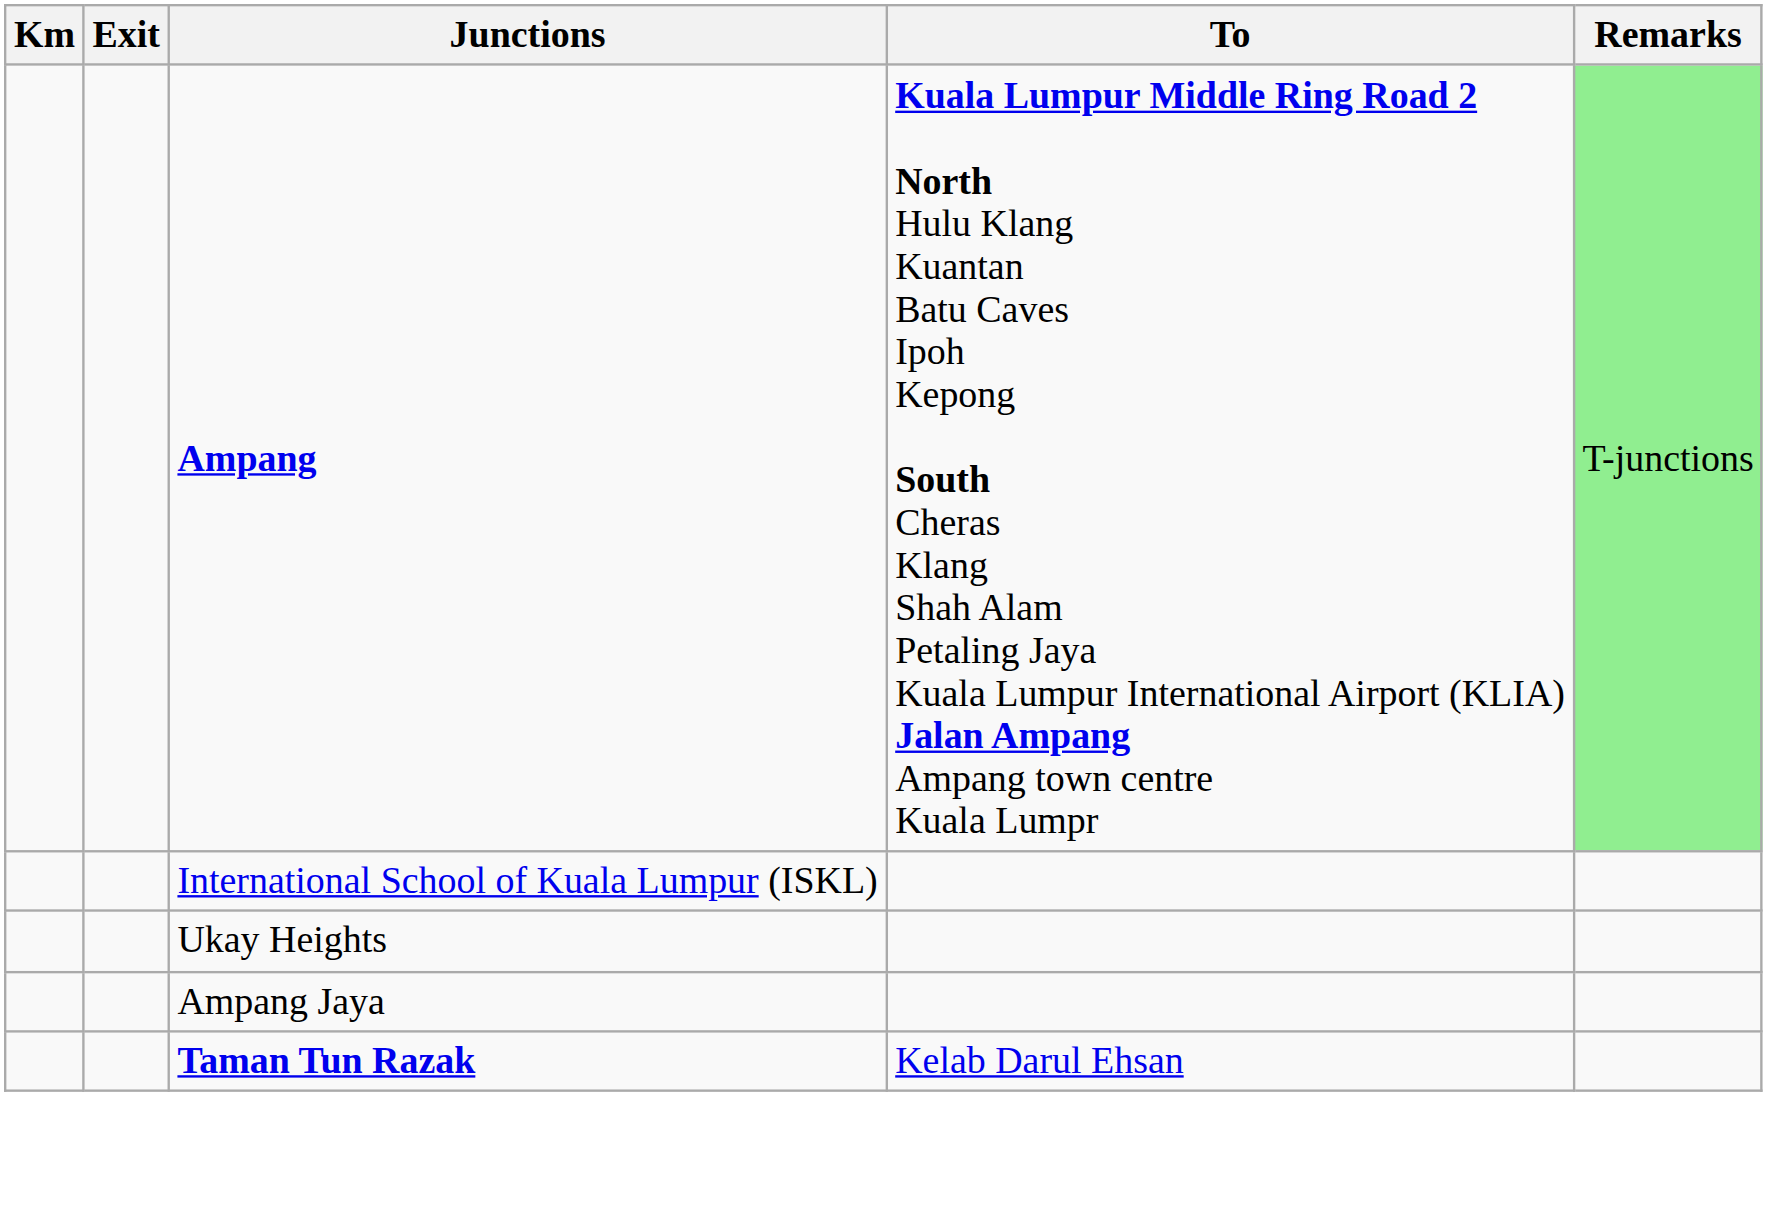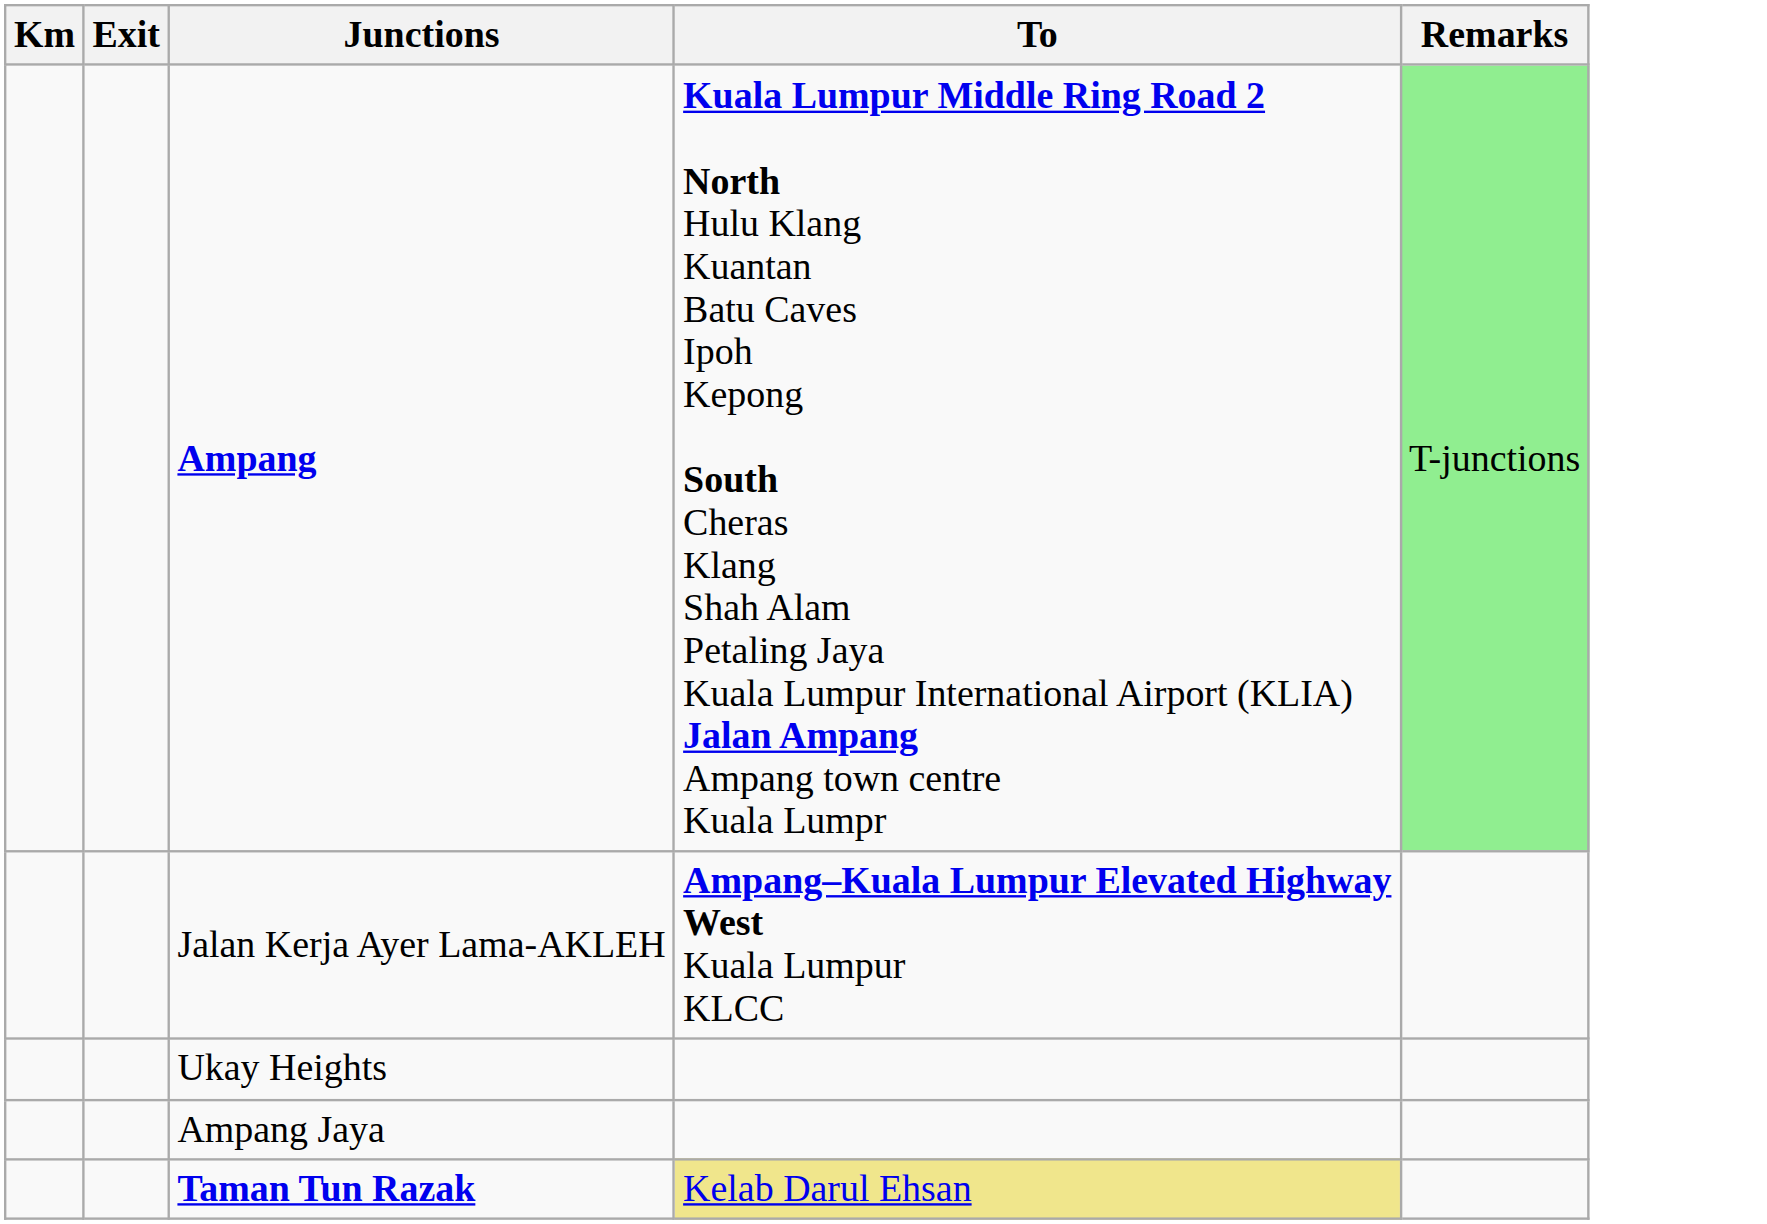+ row: (422, 944)
- row: (528, 880)
(1039, 1060) no background -> (827, 1188) khaki background
